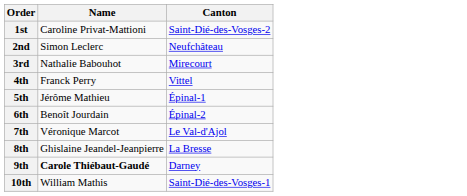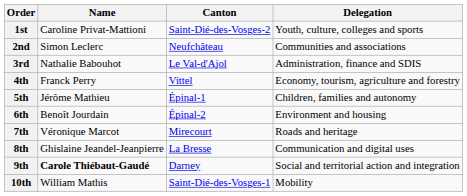+ column: (368, 13)
(190, 64) Mirecourt -> (198, 64) Le Val-d'Ajol
(198, 132) Le Val-d'Ajol -> (190, 132) Mirecourt
